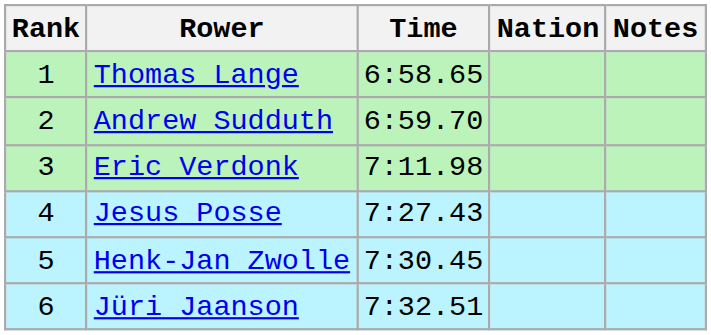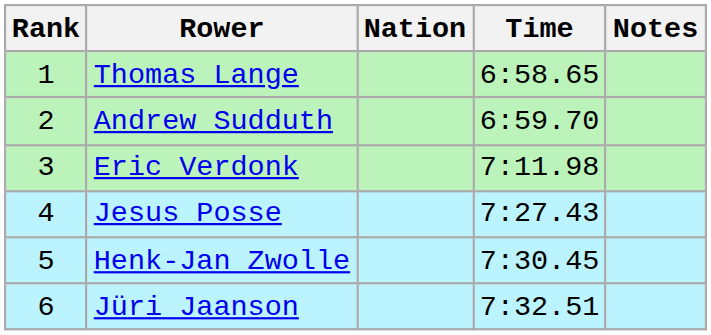columns swapped: (548, 28) <-> (423, 28)
